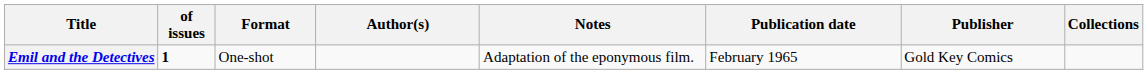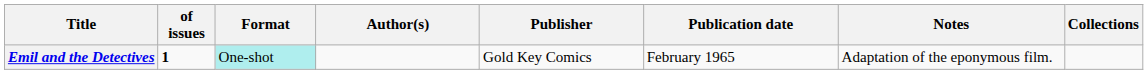columns swapped: (983, 24) <-> (593, 24)
(246, 57) no background -> (246, 57) paleturquoise background
